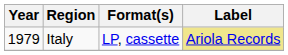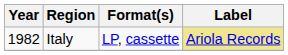(24, 38) 1979 -> (24, 38) 1982
